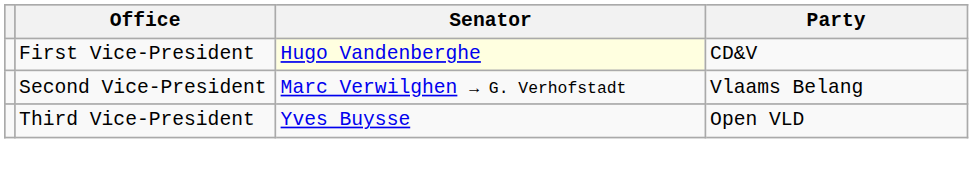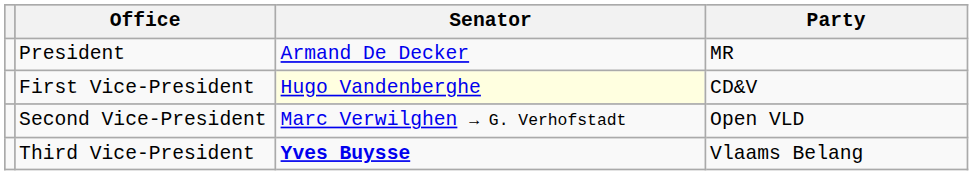+ row: (72, 54)
(787, 87) Vlaams Belang -> (757, 120) Open VLD
(345, 120) normal -> (345, 153) bold
(757, 120) Open VLD -> (787, 153) Vlaams Belang
